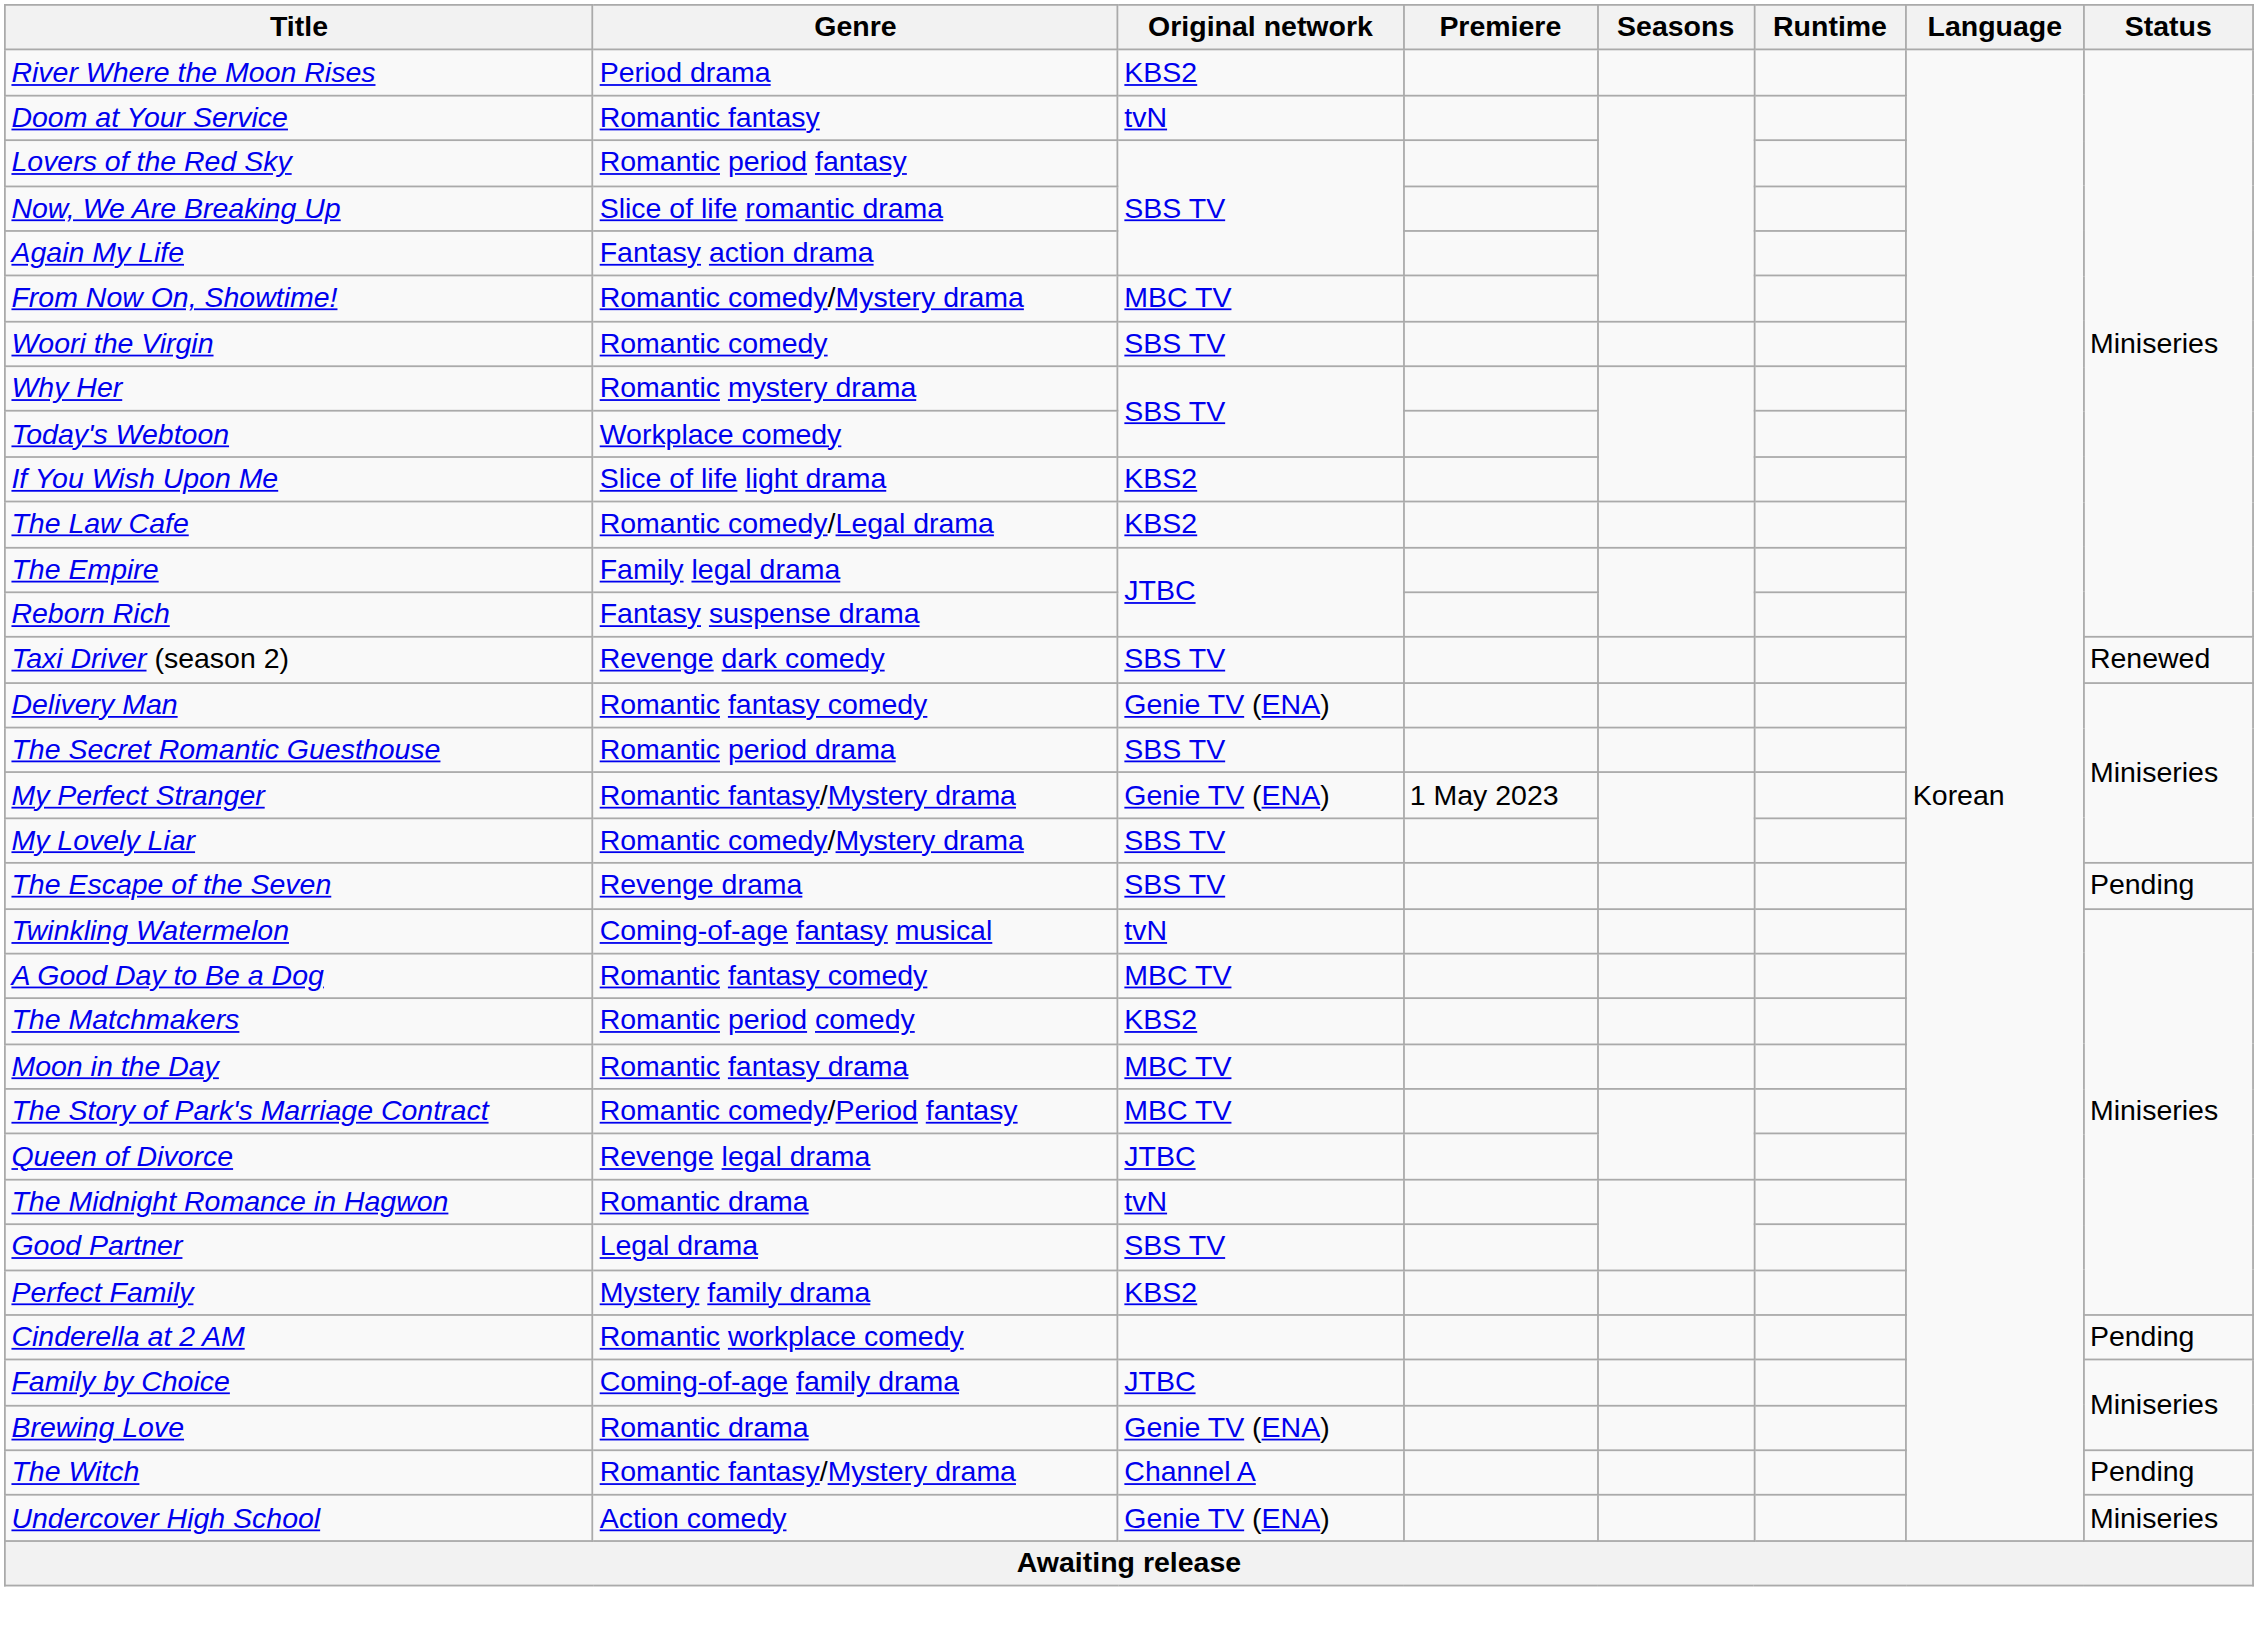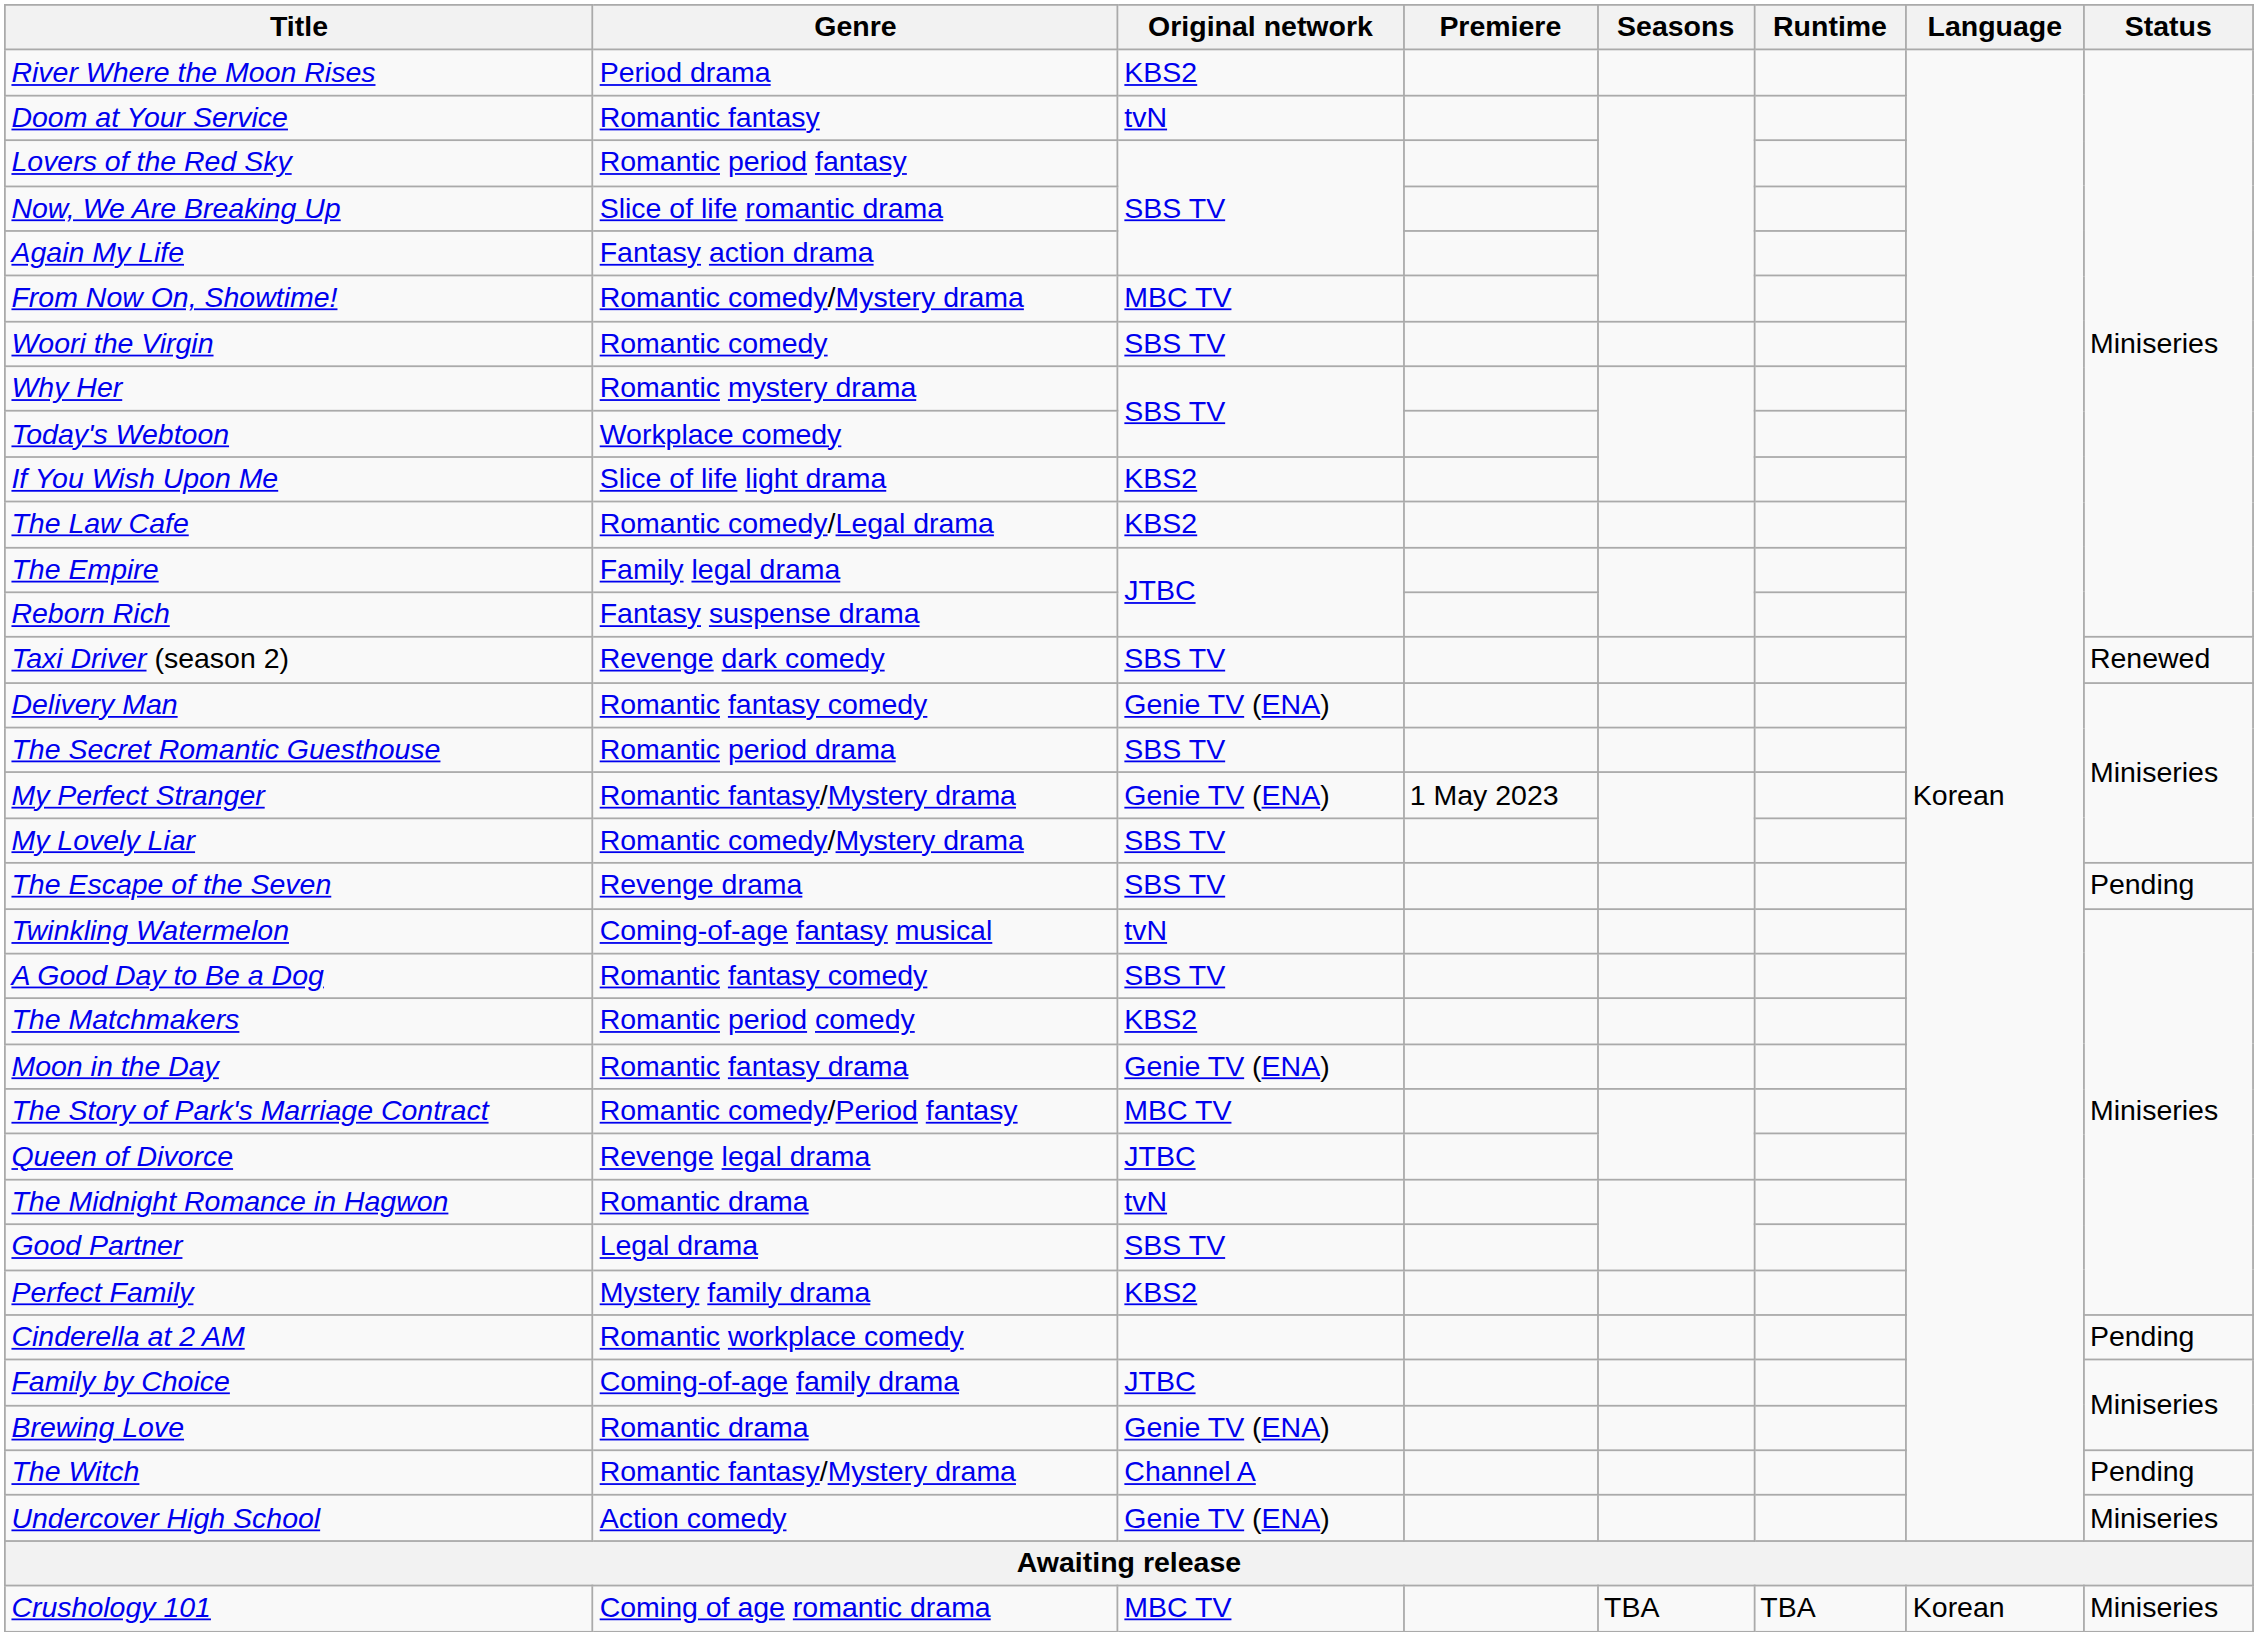(1178, 975) MBC TV -> (1175, 975) SBS TV
(1178, 1065) MBC TV -> (1227, 1065) Genie TV (ENA)
+ row: (111, 1607)
